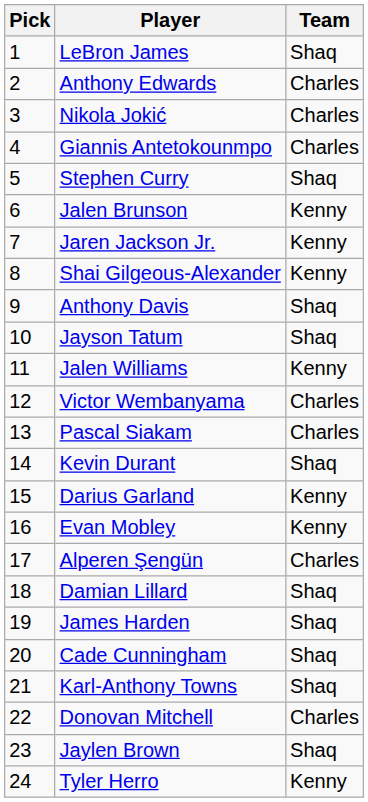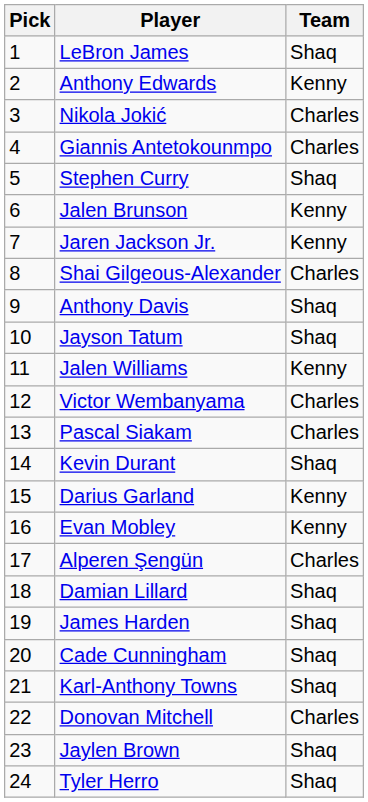(325, 83) Charles -> (318, 83) Kenny
(318, 274) Kenny -> (325, 274) Charles
(318, 781) Kenny -> (313, 781) Shaq
